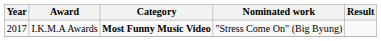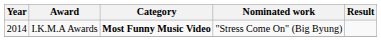(17, 28) 2017 -> (17, 28) 2014
